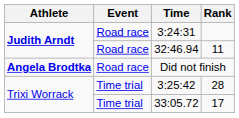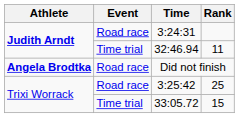(123, 50) Road race -> (120, 50) Time trial
(120, 86) Time trial -> (123, 86) Road race
(218, 86) 28 -> (218, 86) 25
(218, 104) 17 -> (218, 104) 15
